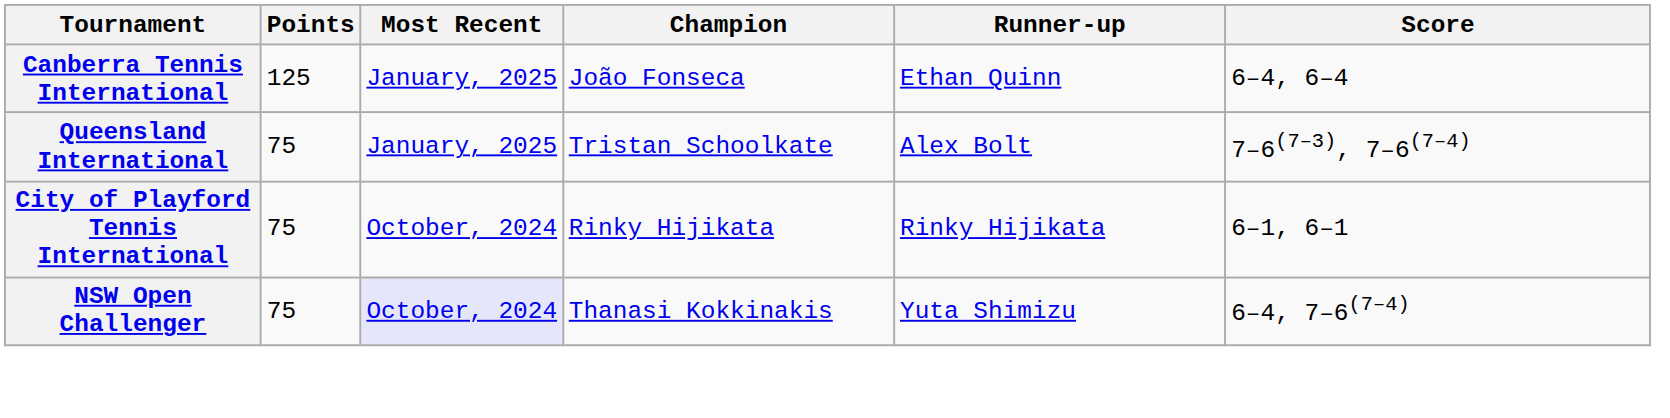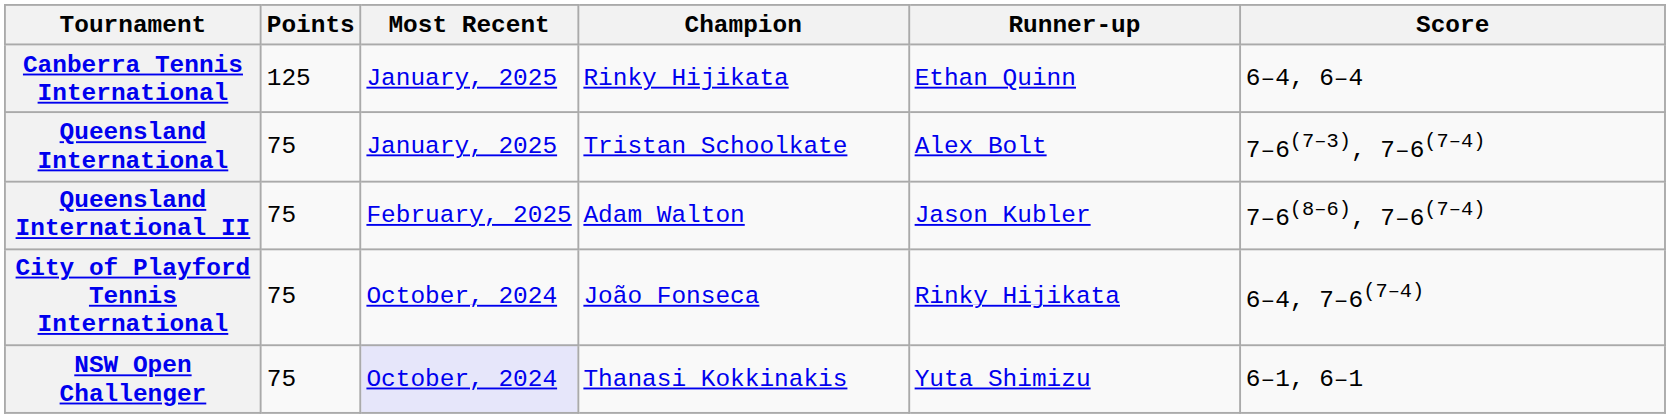(657, 79) João Fonseca -> (686, 79) Rinky Hijikata
+ row: (133, 215)
(671, 229) Rinky Hijikata -> (671, 297) João Fonseca
(1290, 229) 6–1, 6–1 -> (1335, 297) 6–4, 7–6(7–4)
(1320, 311) 6–4, 7–6(7–4) -> (1305, 379) 6–1, 6–1
